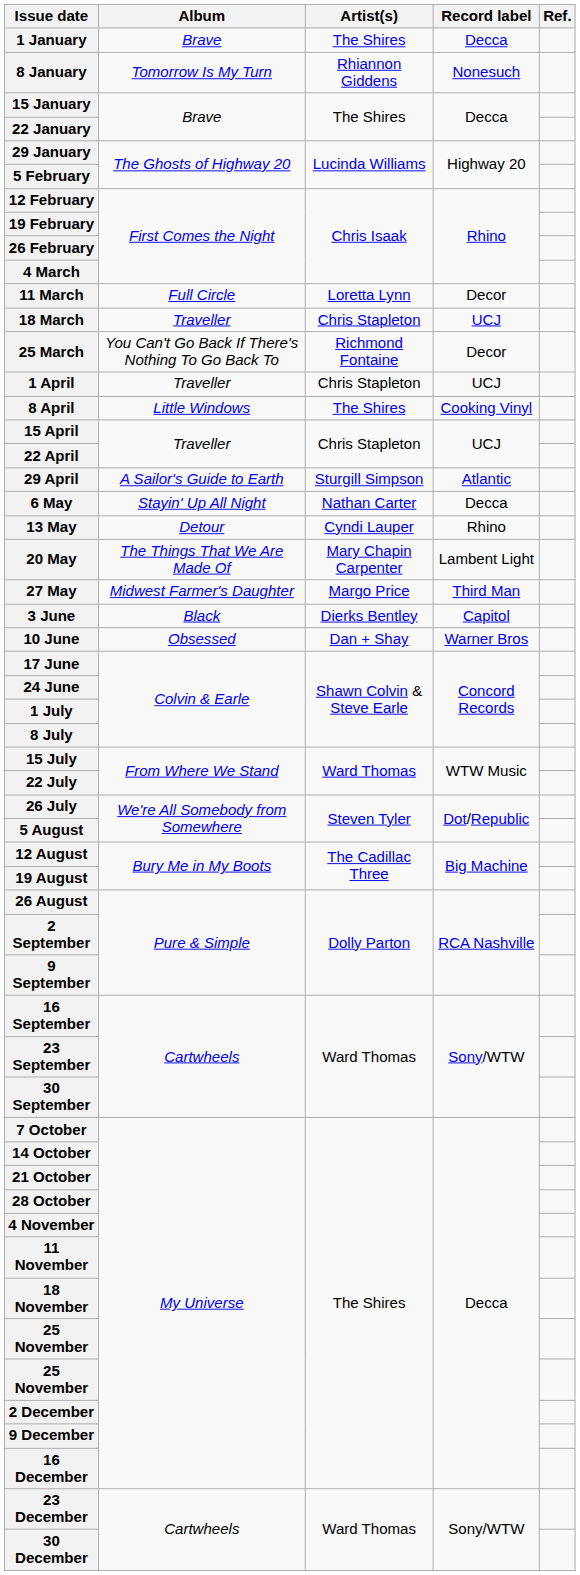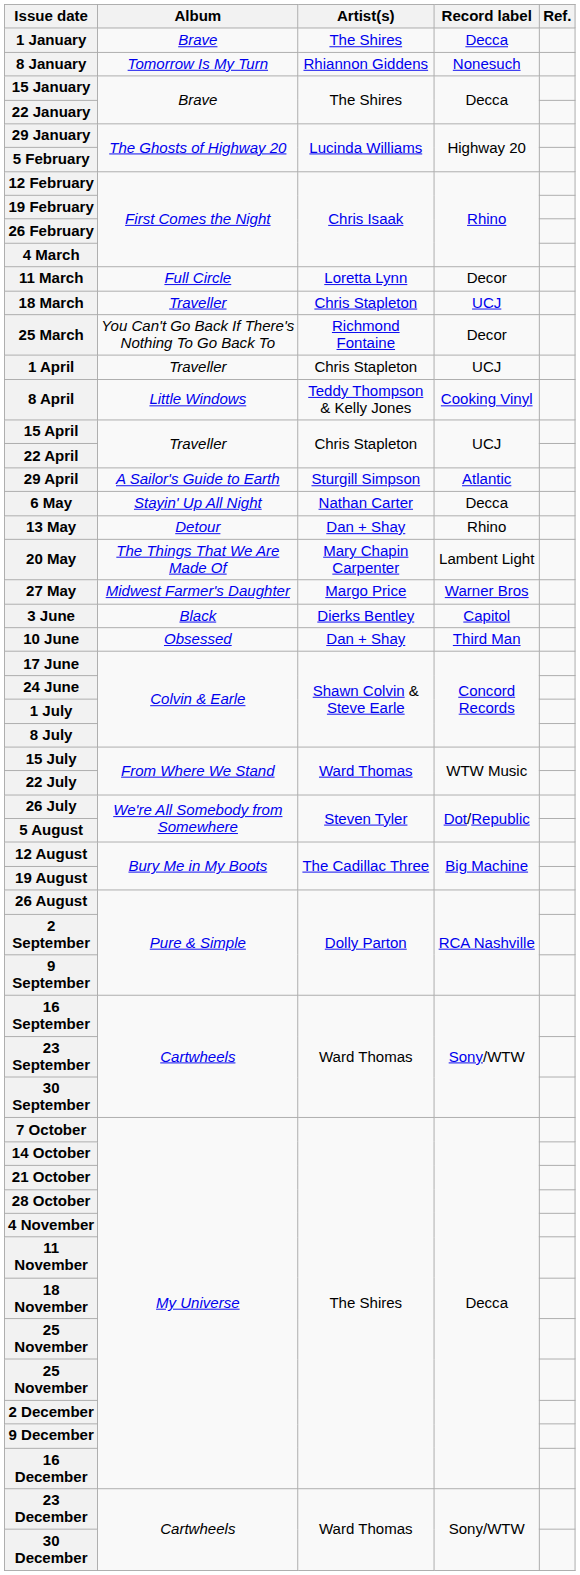(369, 408) The Shires -> (366, 399) Teddy Thompson & Kelly Jones
(369, 527) Cyndi Lauper -> (366, 527) Dan + Shay
(486, 591) Third Man -> (487, 591) Warner Bros
(486, 639) Warner Bros -> (487, 639) Third Man
